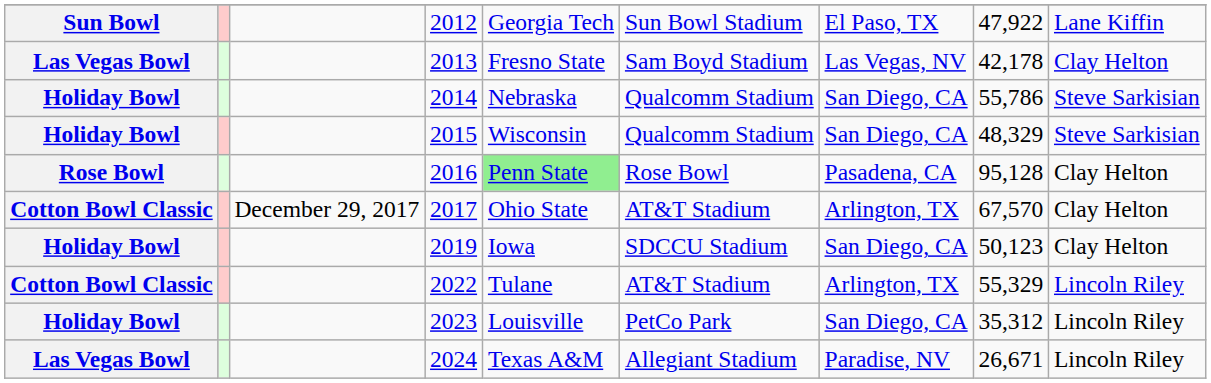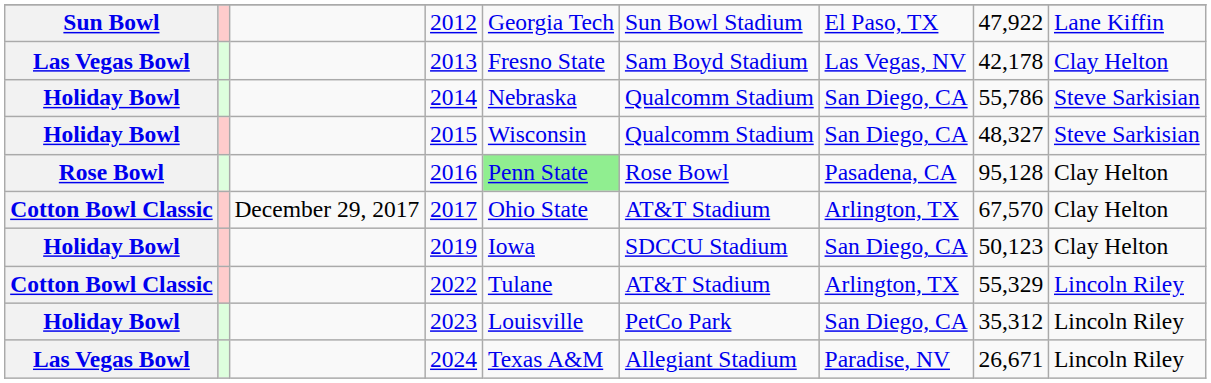(1011, 135) 48,329 -> (1011, 135) 48,327
